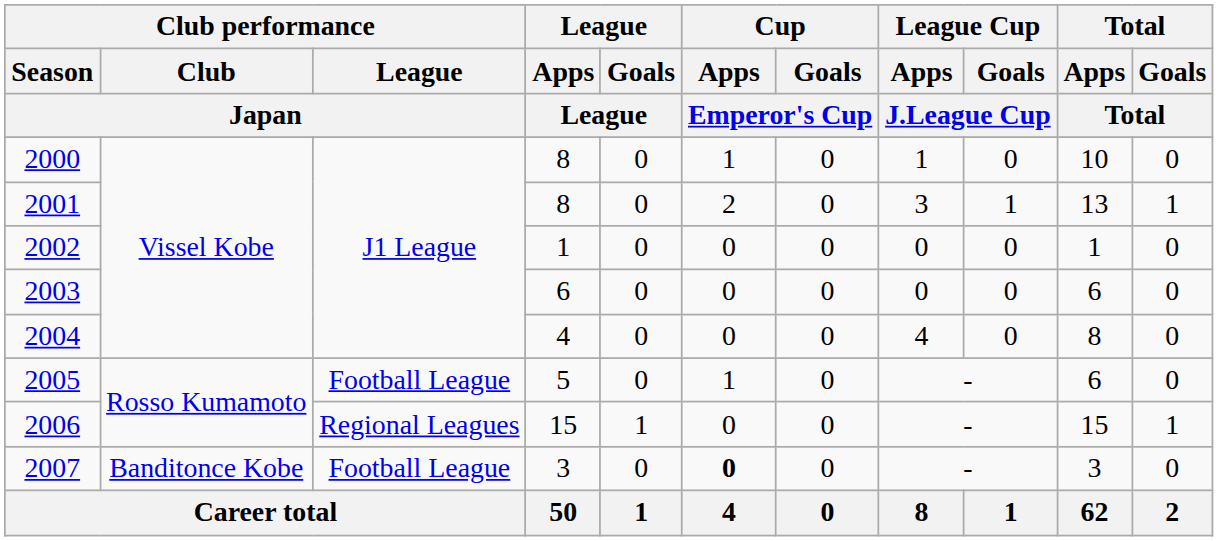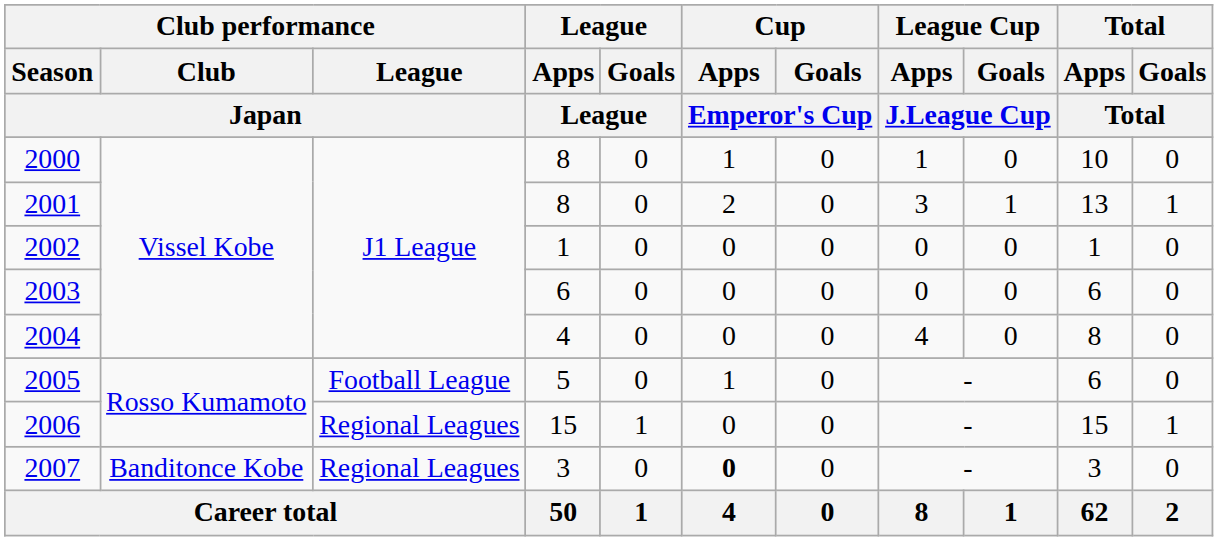(419, 468) Football League -> (419, 468) Regional Leagues
